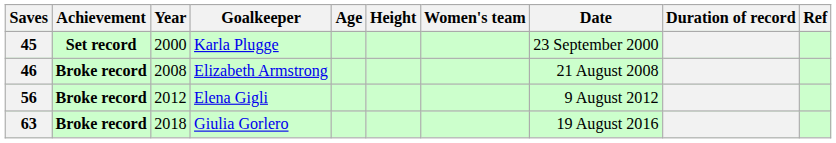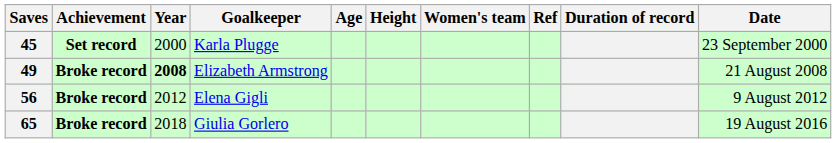columns swapped: (596, 18) <-> (815, 18)
(29, 71) 46 -> (29, 71) 49
(170, 71) normal -> (170, 71) bold
(29, 124) 63 -> (29, 124) 65
